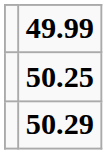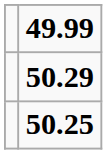rows swapped: (60, 76) <-> (60, 124)
